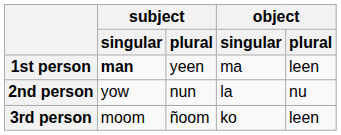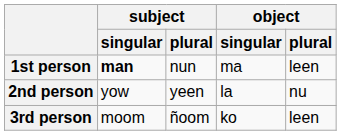(187, 67) yeen -> (183, 67) nun
(183, 92) nun -> (187, 92) yeen
